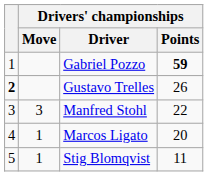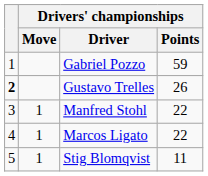(180, 63) bold -> (180, 63) normal
(39, 111) 3 -> (39, 111) 1
(180, 134) 20 -> (180, 134) 22
